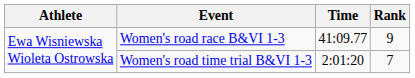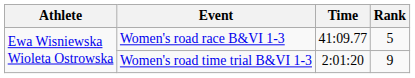(390, 39) 9 -> (390, 39) 5
(390, 61) 7 -> (390, 61) 9
